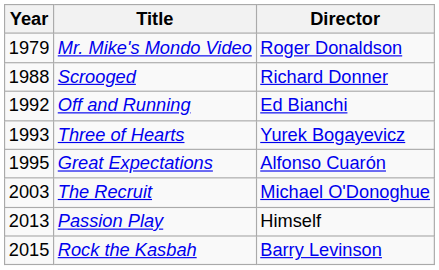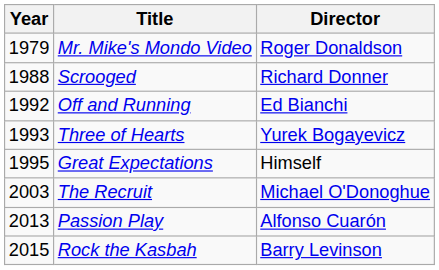(323, 163) Alfonso Cuarón -> (291, 163) Himself
(291, 221) Himself -> (323, 221) Alfonso Cuarón
